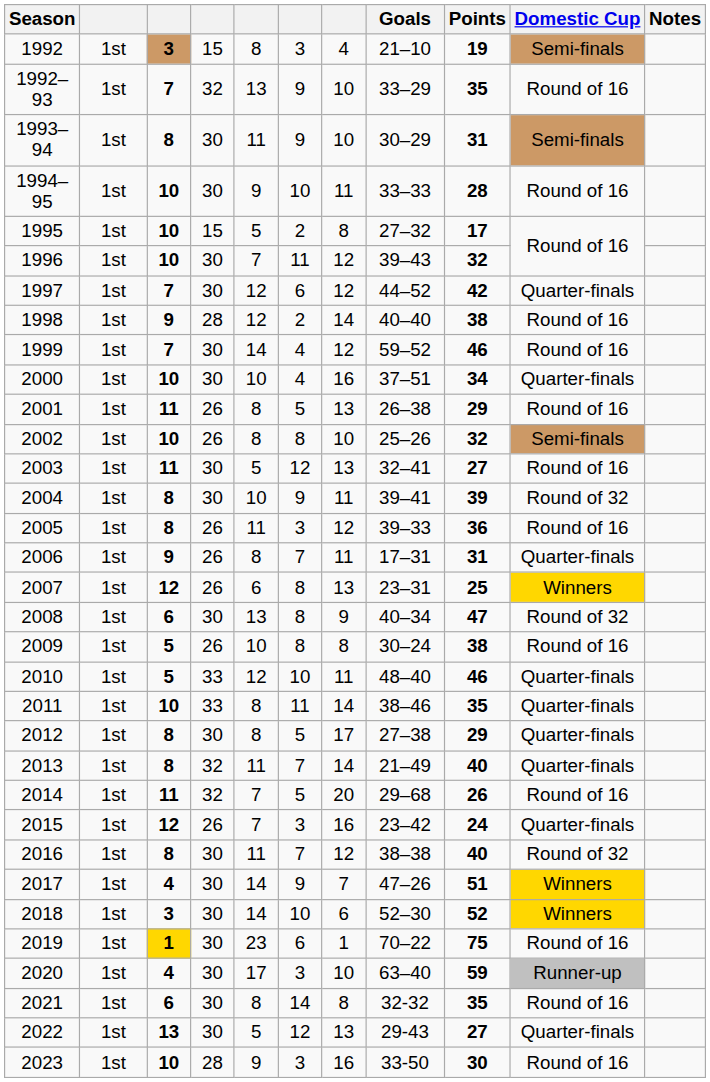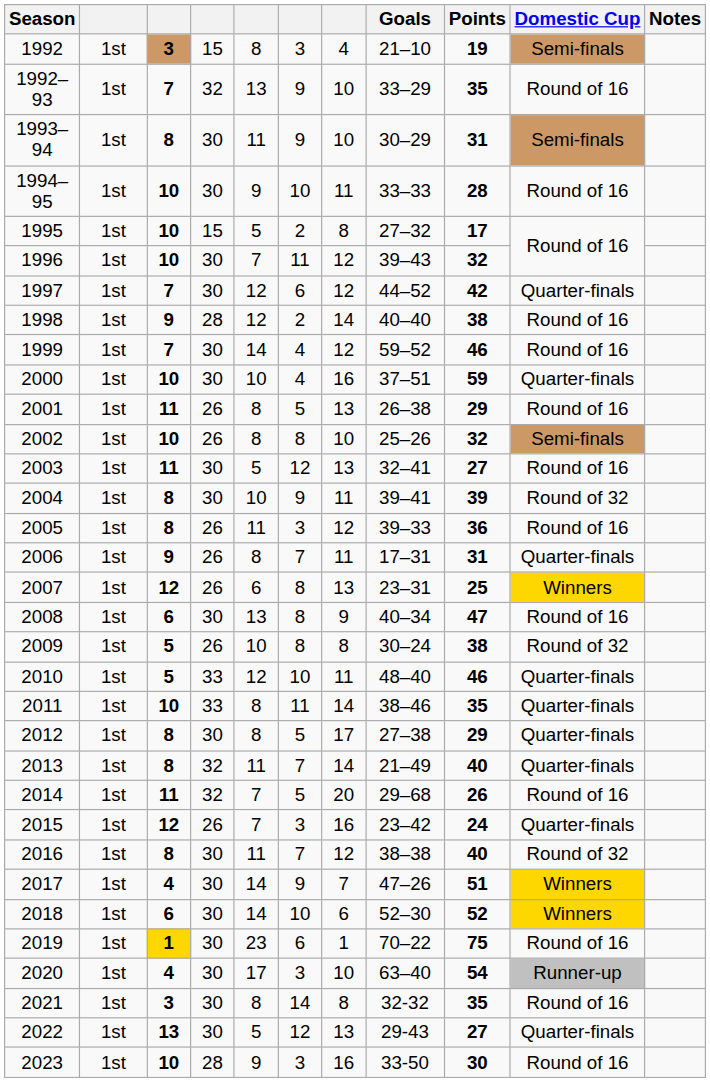(477, 379) 34 -> (477, 379) 59
(577, 616) Round of 32 -> (577, 616) Round of 16
(577, 646) Round of 16 -> (577, 646) Round of 32
(169, 913) 3 -> (169, 913) 6
(477, 973) 59 -> (477, 973) 54
(169, 1002) 6 -> (169, 1002) 3
